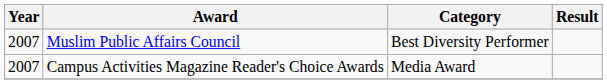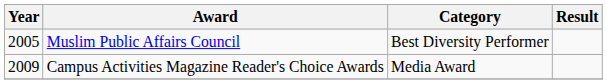(24, 41) 2007 -> (24, 41) 2005
(24, 66) 2007 -> (24, 66) 2009
